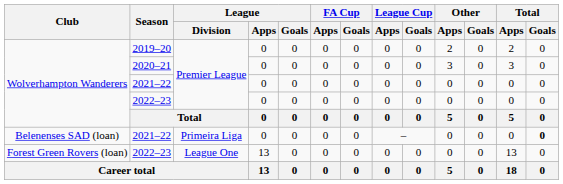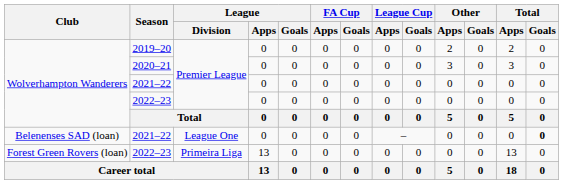(211, 135) Primeira Liga -> (211, 135) League One
(211, 153) League One -> (211, 153) Primeira Liga
